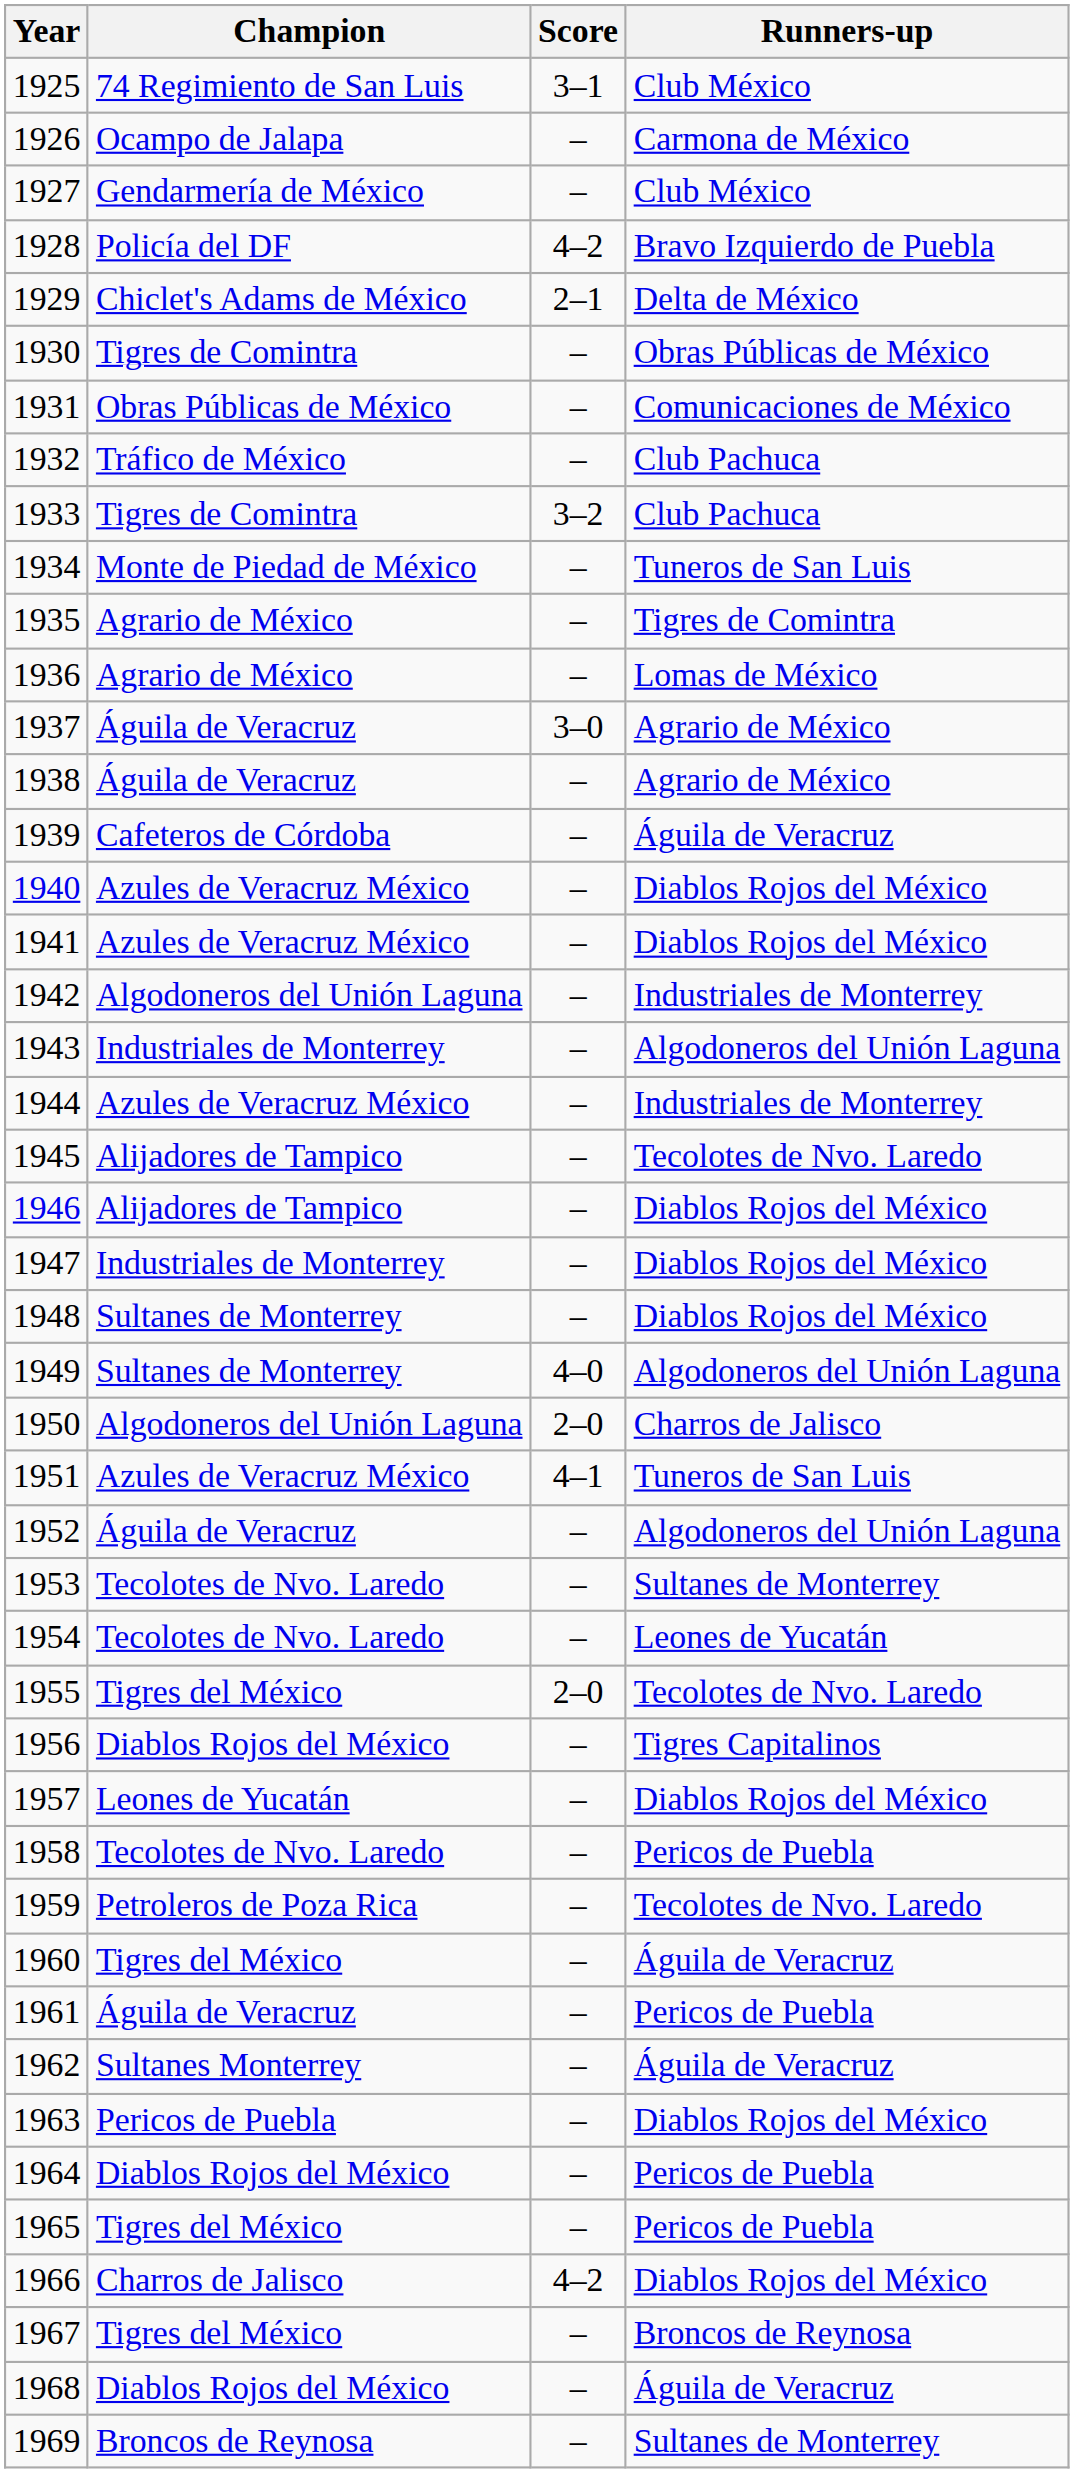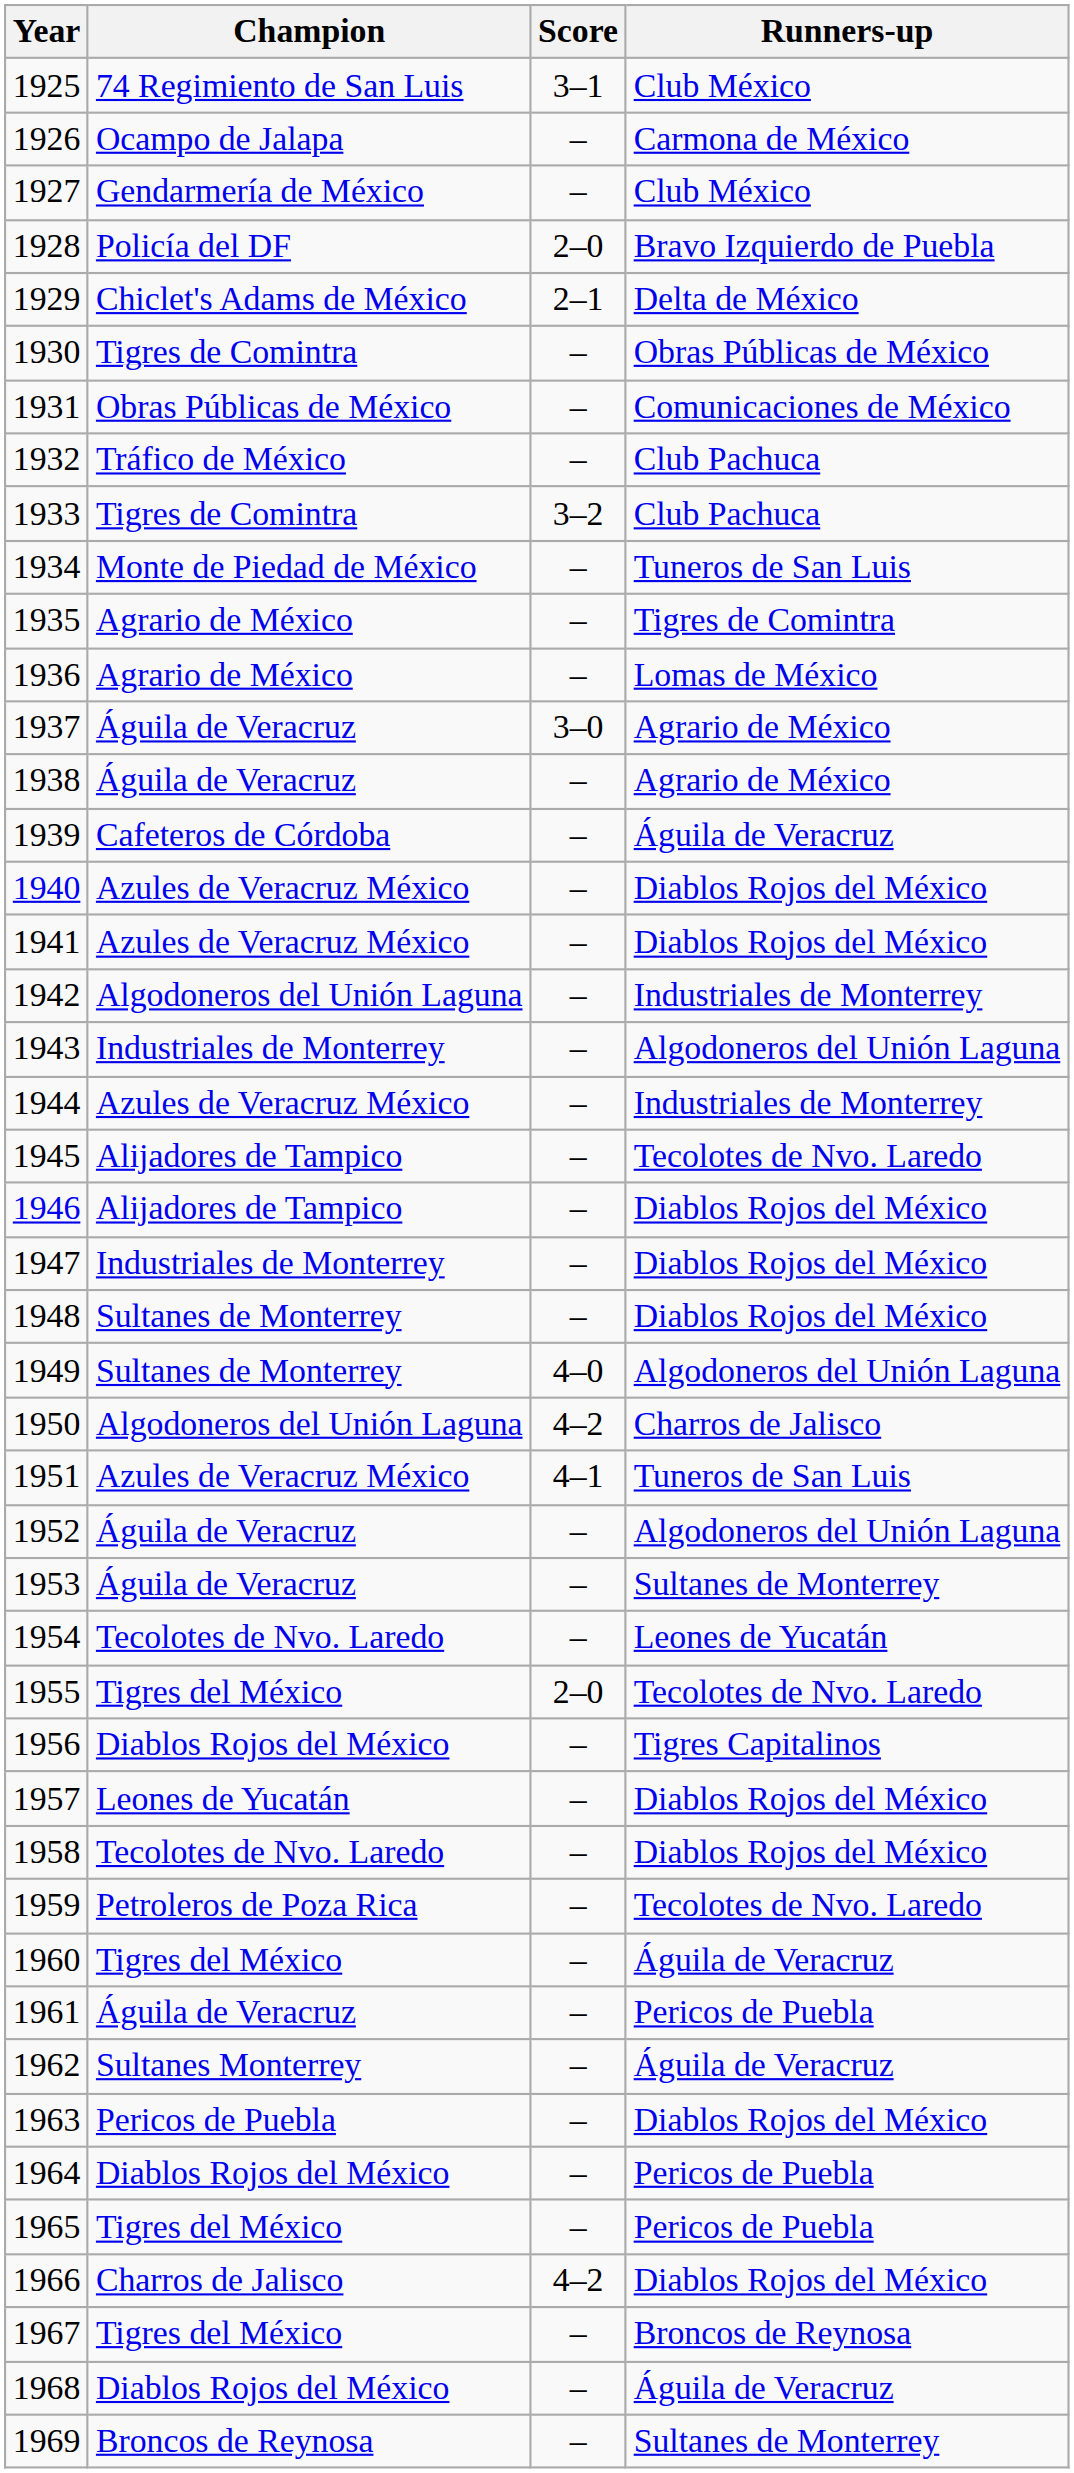(578, 245) 4–2 -> (578, 245) 2–0
(578, 1423) 2–0 -> (578, 1423) 4–2
(270, 1583) Tecolotes de Nvo. Laredo -> (226, 1583) Águila de Veracruz
(754, 1851) Pericos de Puebla -> (810, 1851) Diablos Rojos del México
